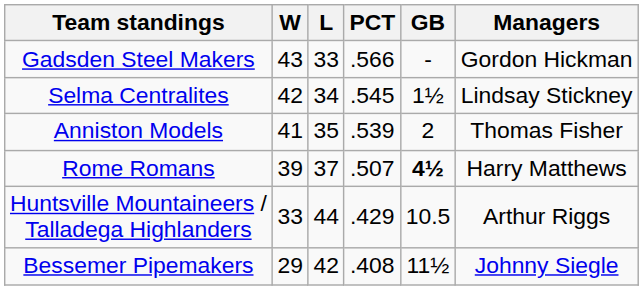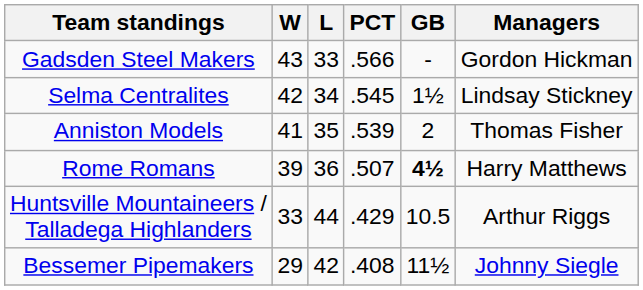(326, 167) 37 -> (326, 167) 36
